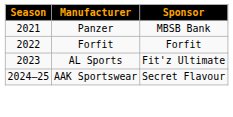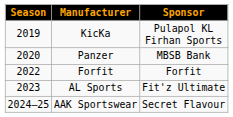+ row: (96, 34)
(28, 29) 2021 -> (28, 56) 2020
